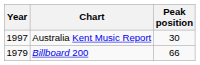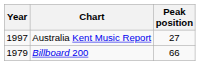(174, 38) 30 -> (174, 38) 27
